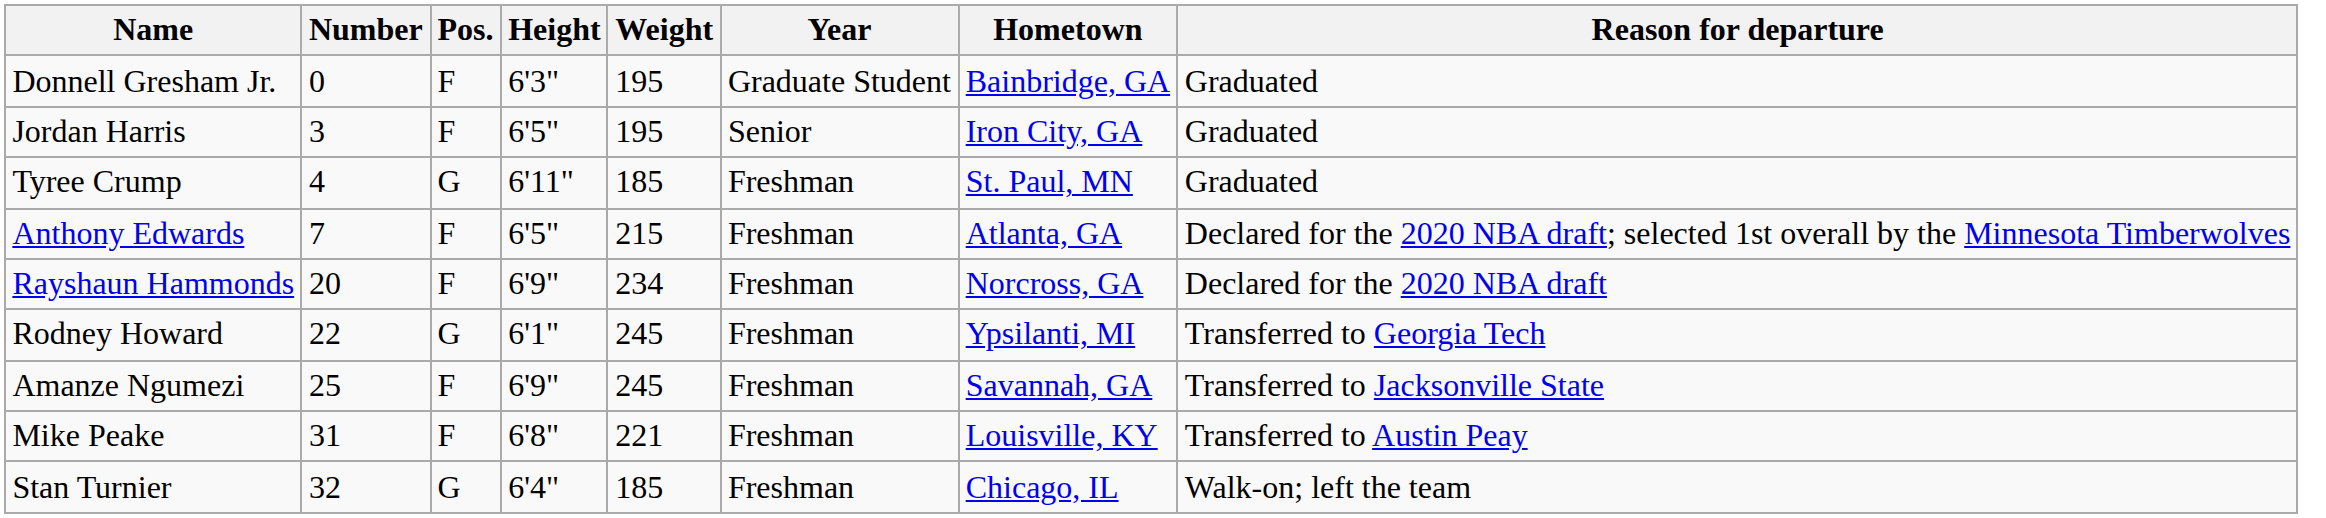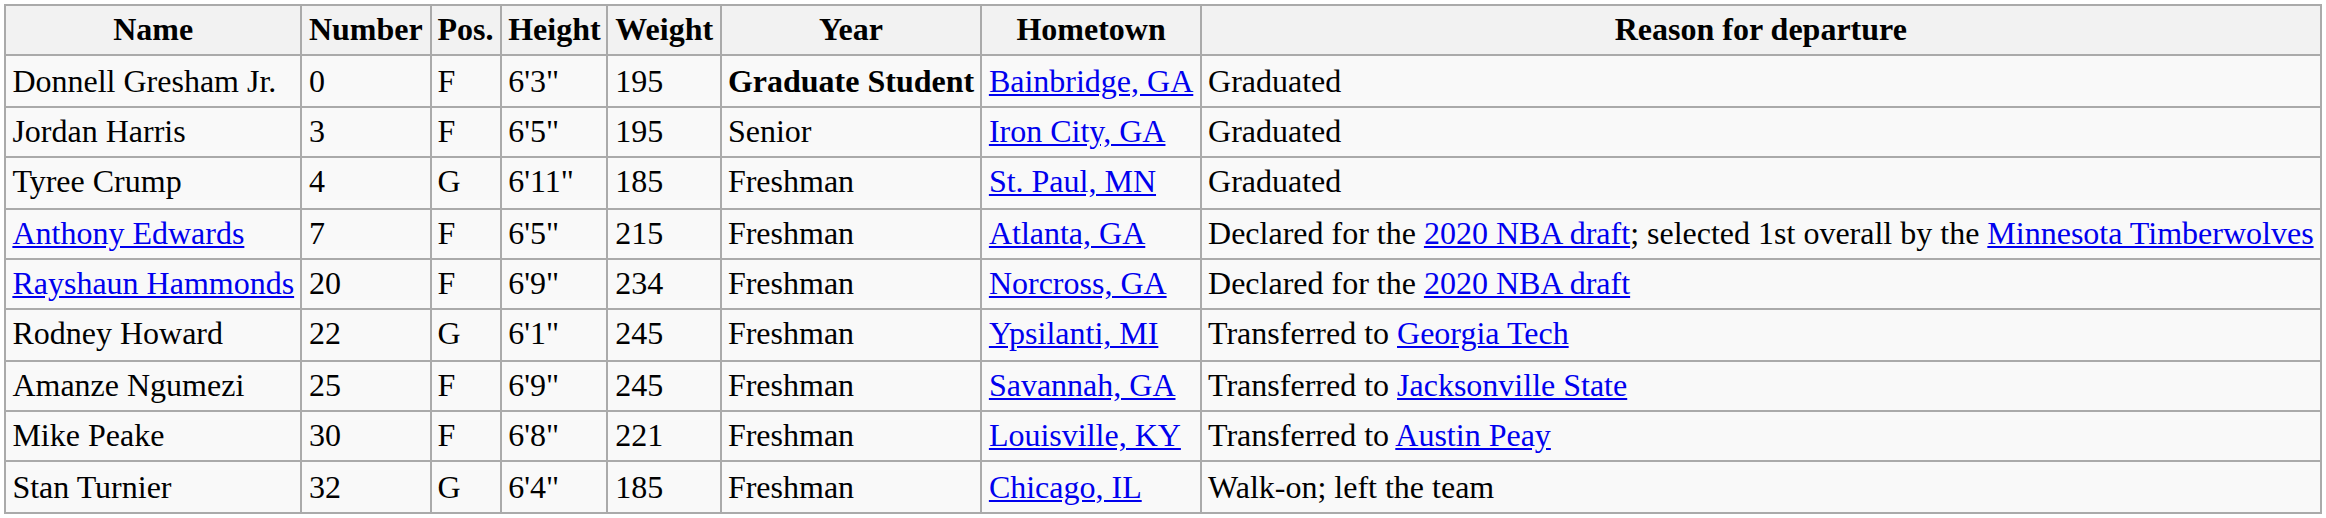(839, 80) normal -> (851, 80) bold
(325, 435) 31 -> (325, 435) 30
